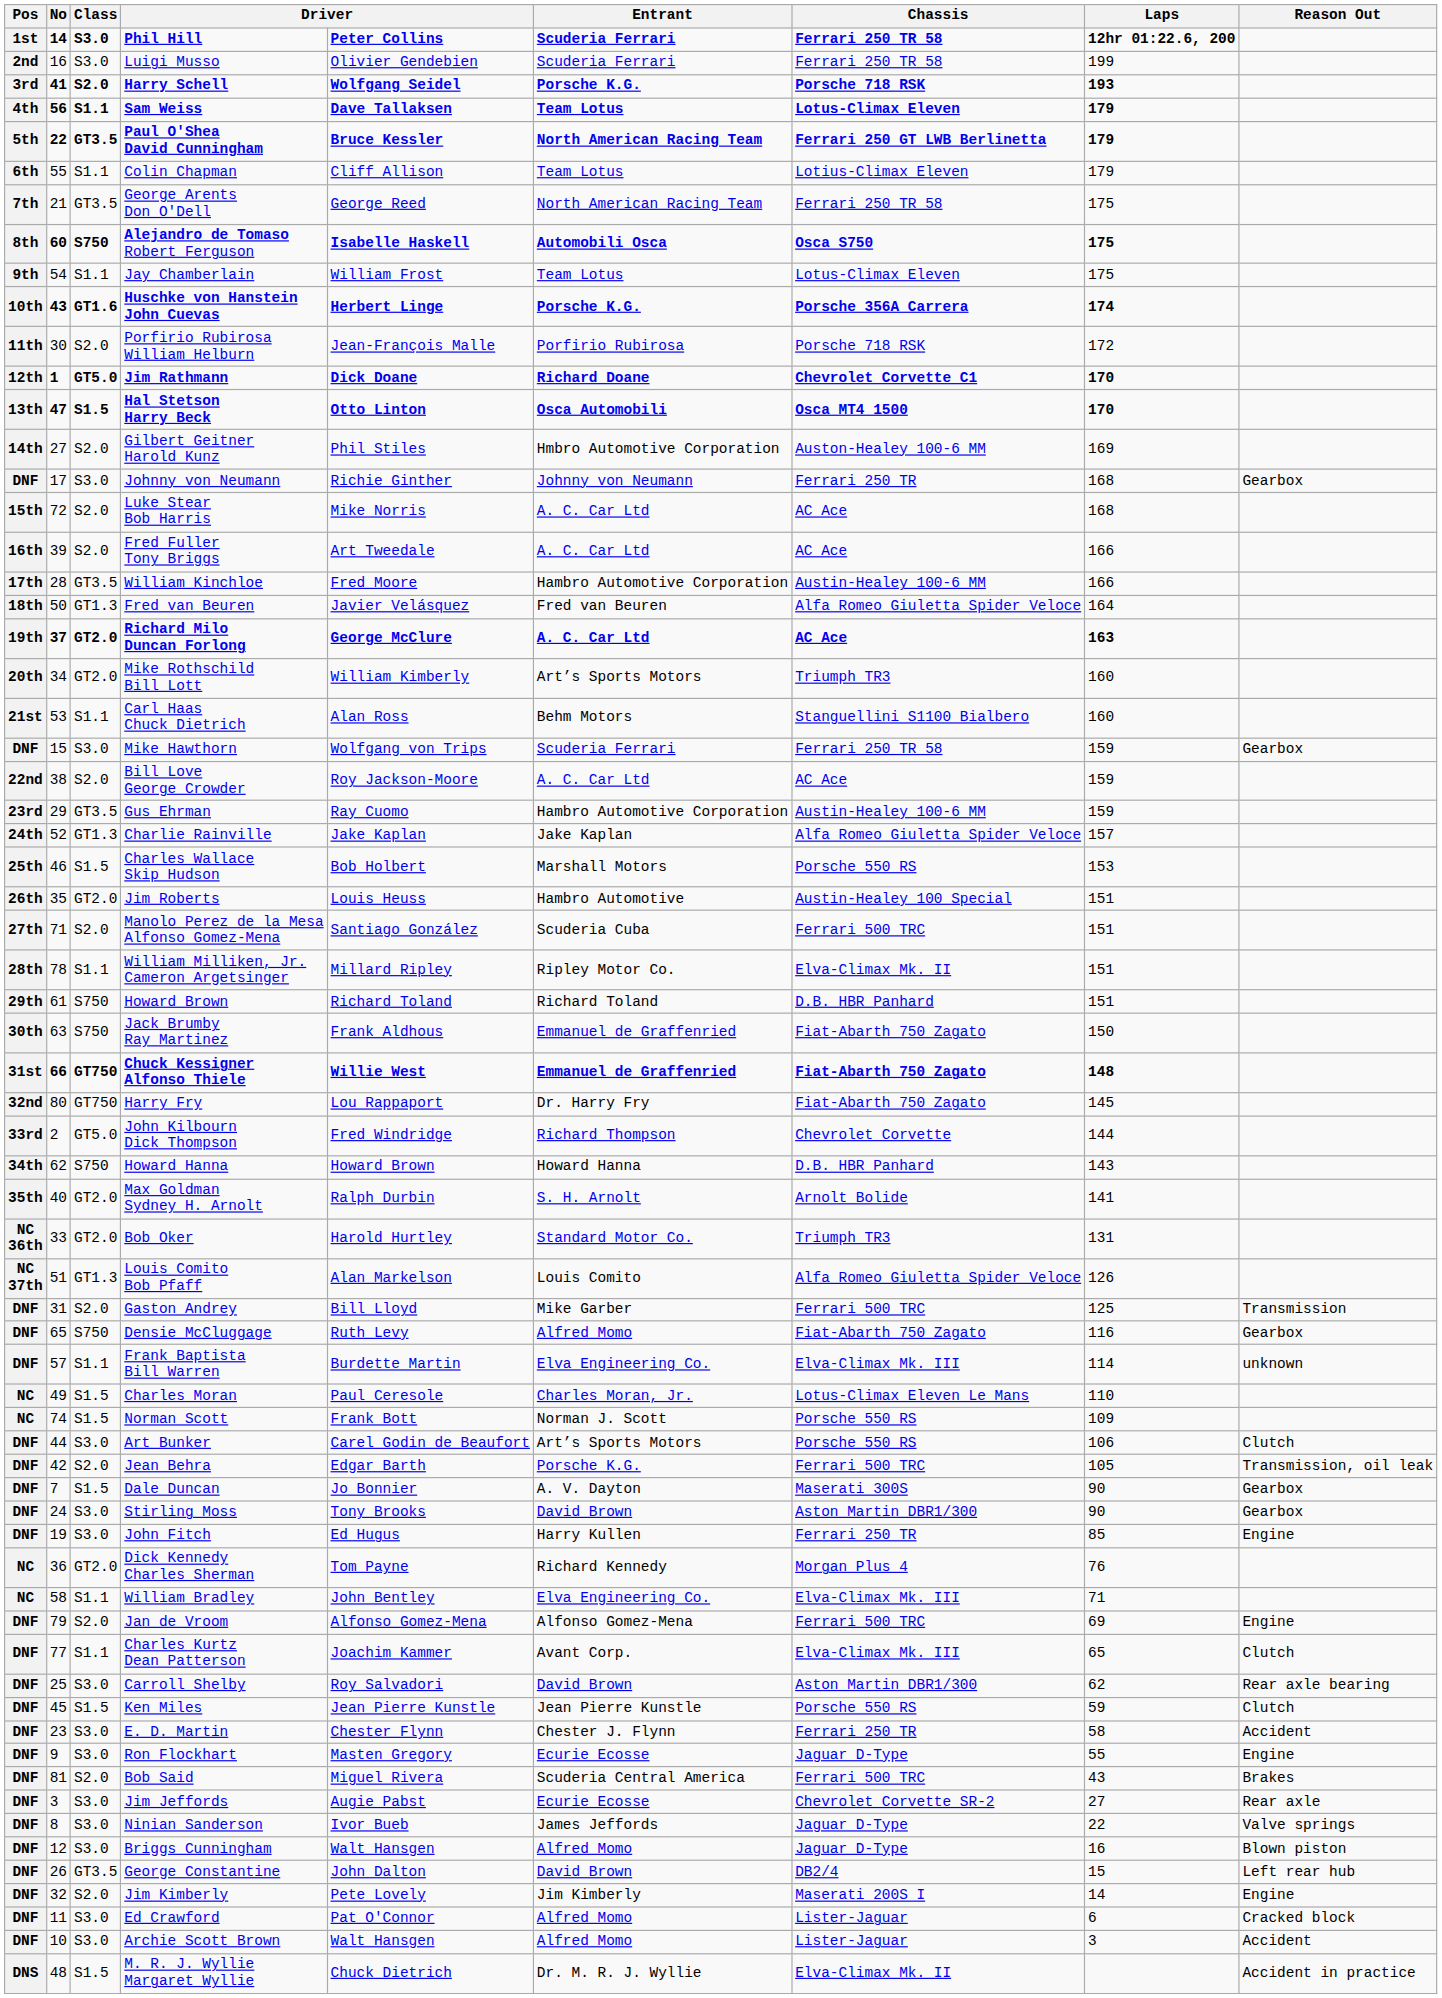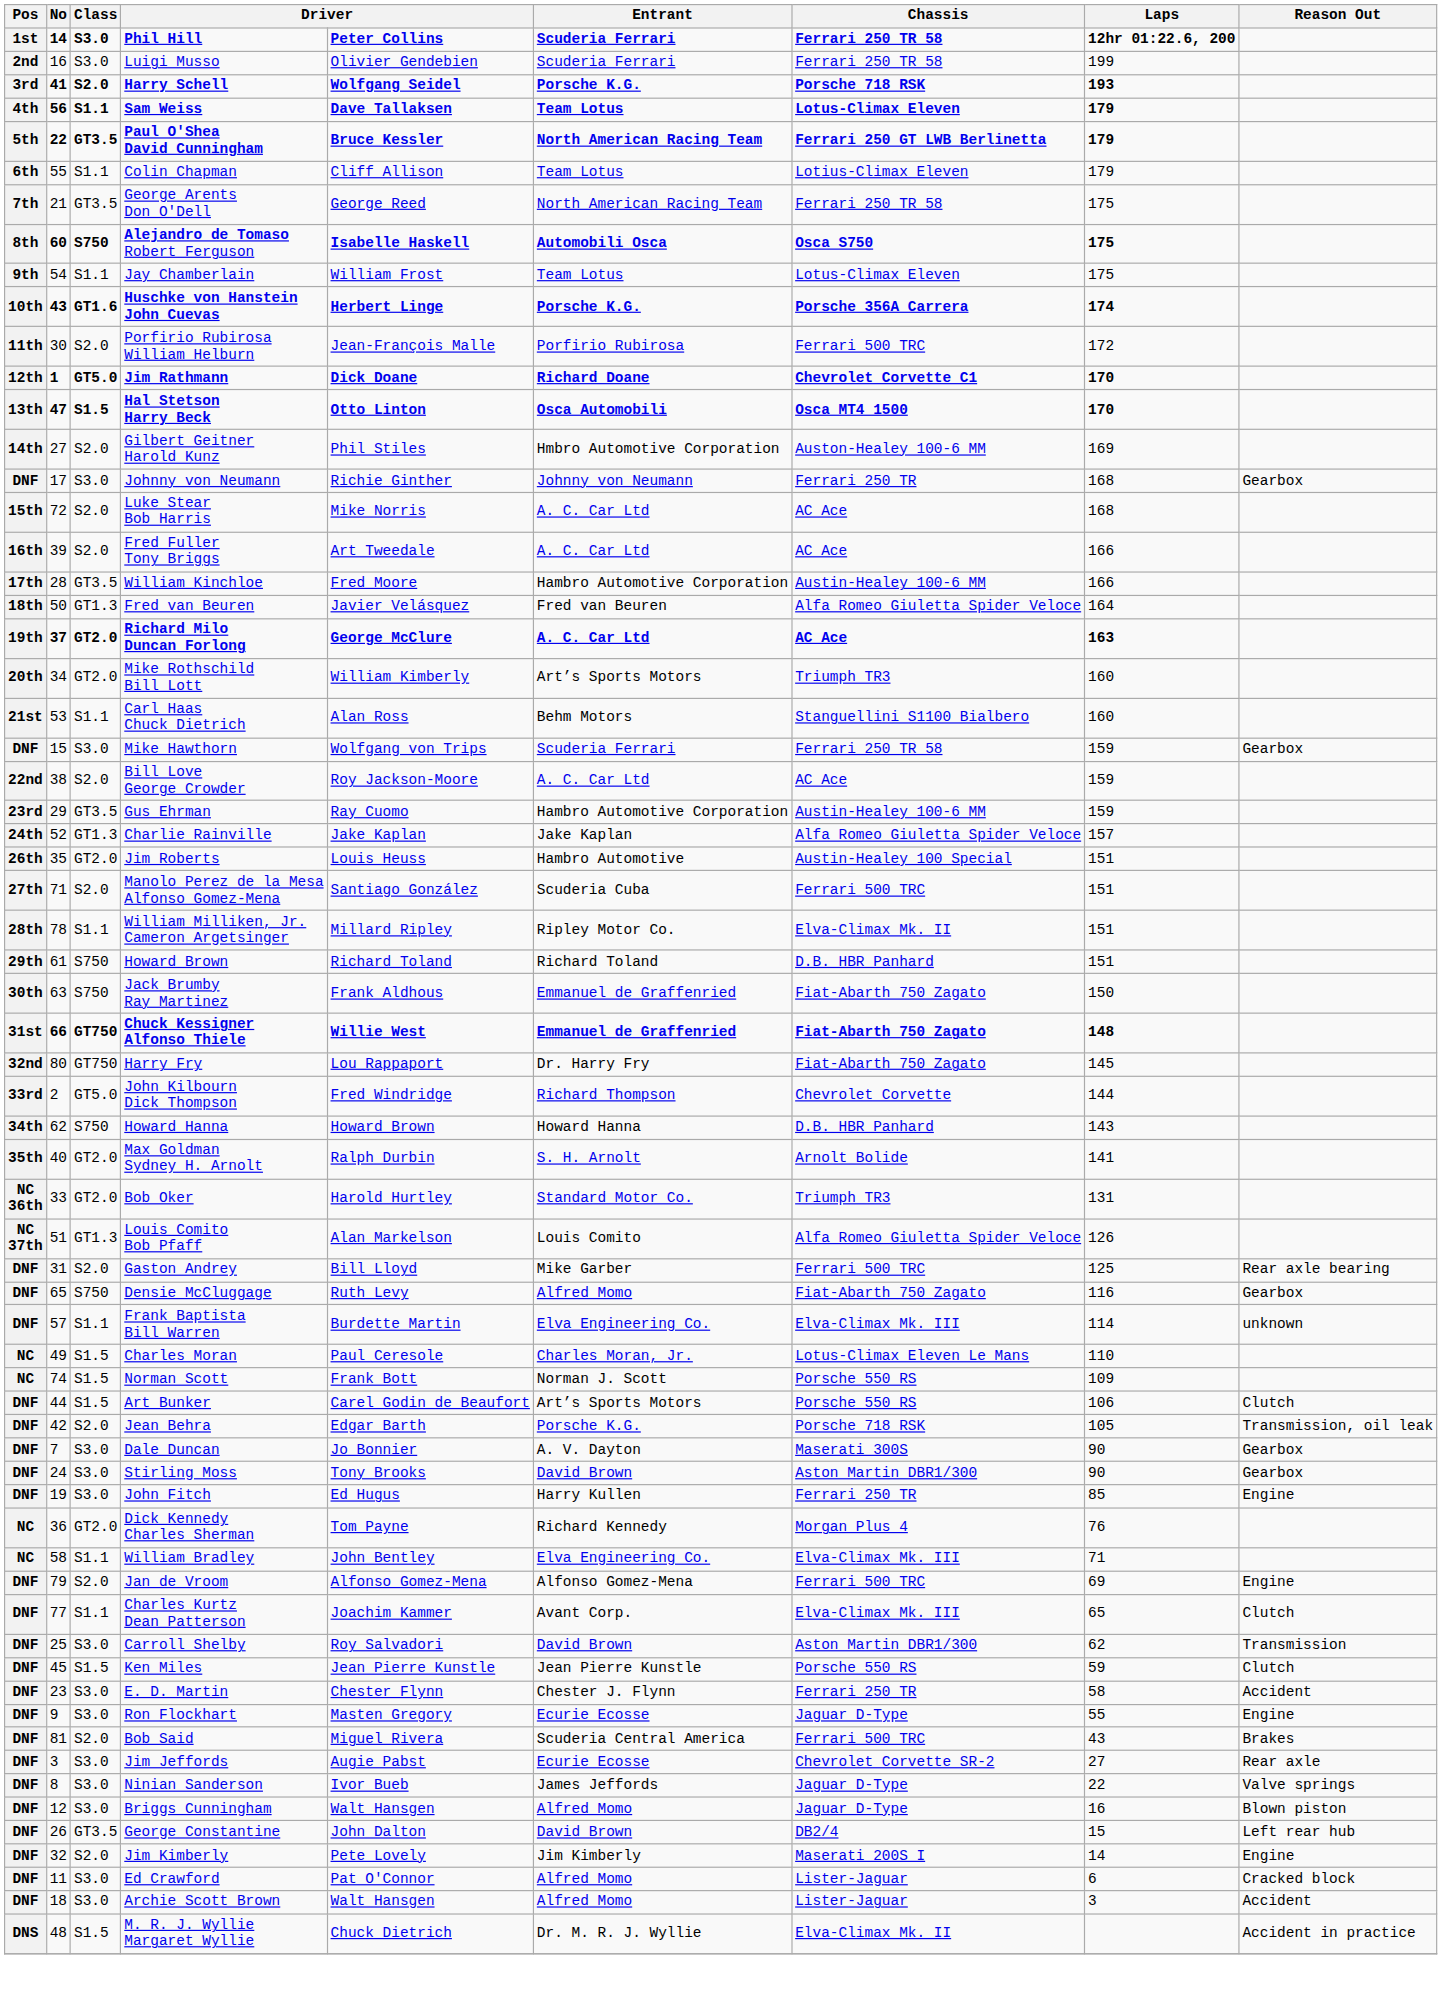(860, 347) Porsche 718 RSK -> (860, 347) Ferrari 500 TRC
- row: (189, 868)
(1294, 1310) Transmission -> (1316, 1270) Rear axle bearing
(91, 1443) S3.0 -> (91, 1403) S1.5
(860, 1466) Ferrari 500 TRC -> (860, 1427) Porsche 718 RSK
(91, 1490) S1.5 -> (91, 1450) S3.0
(1316, 1686) Rear axle bearing -> (1294, 1646) Transmission
(58, 1942) 10 -> (58, 1903) 18
